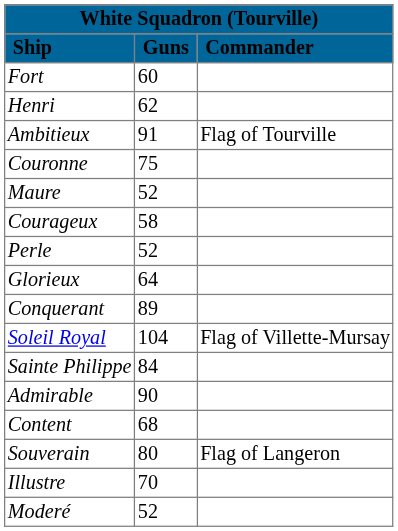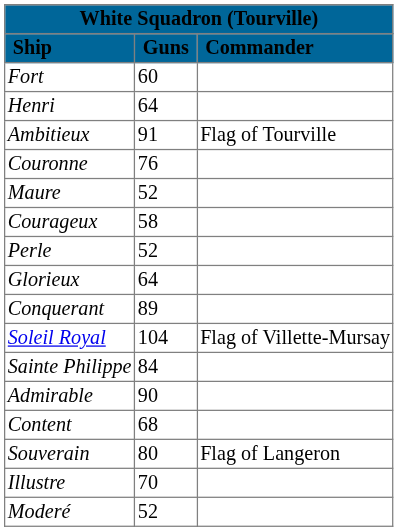(148, 105) 62 -> (148, 105) 64
(148, 163) 75 -> (148, 163) 76
